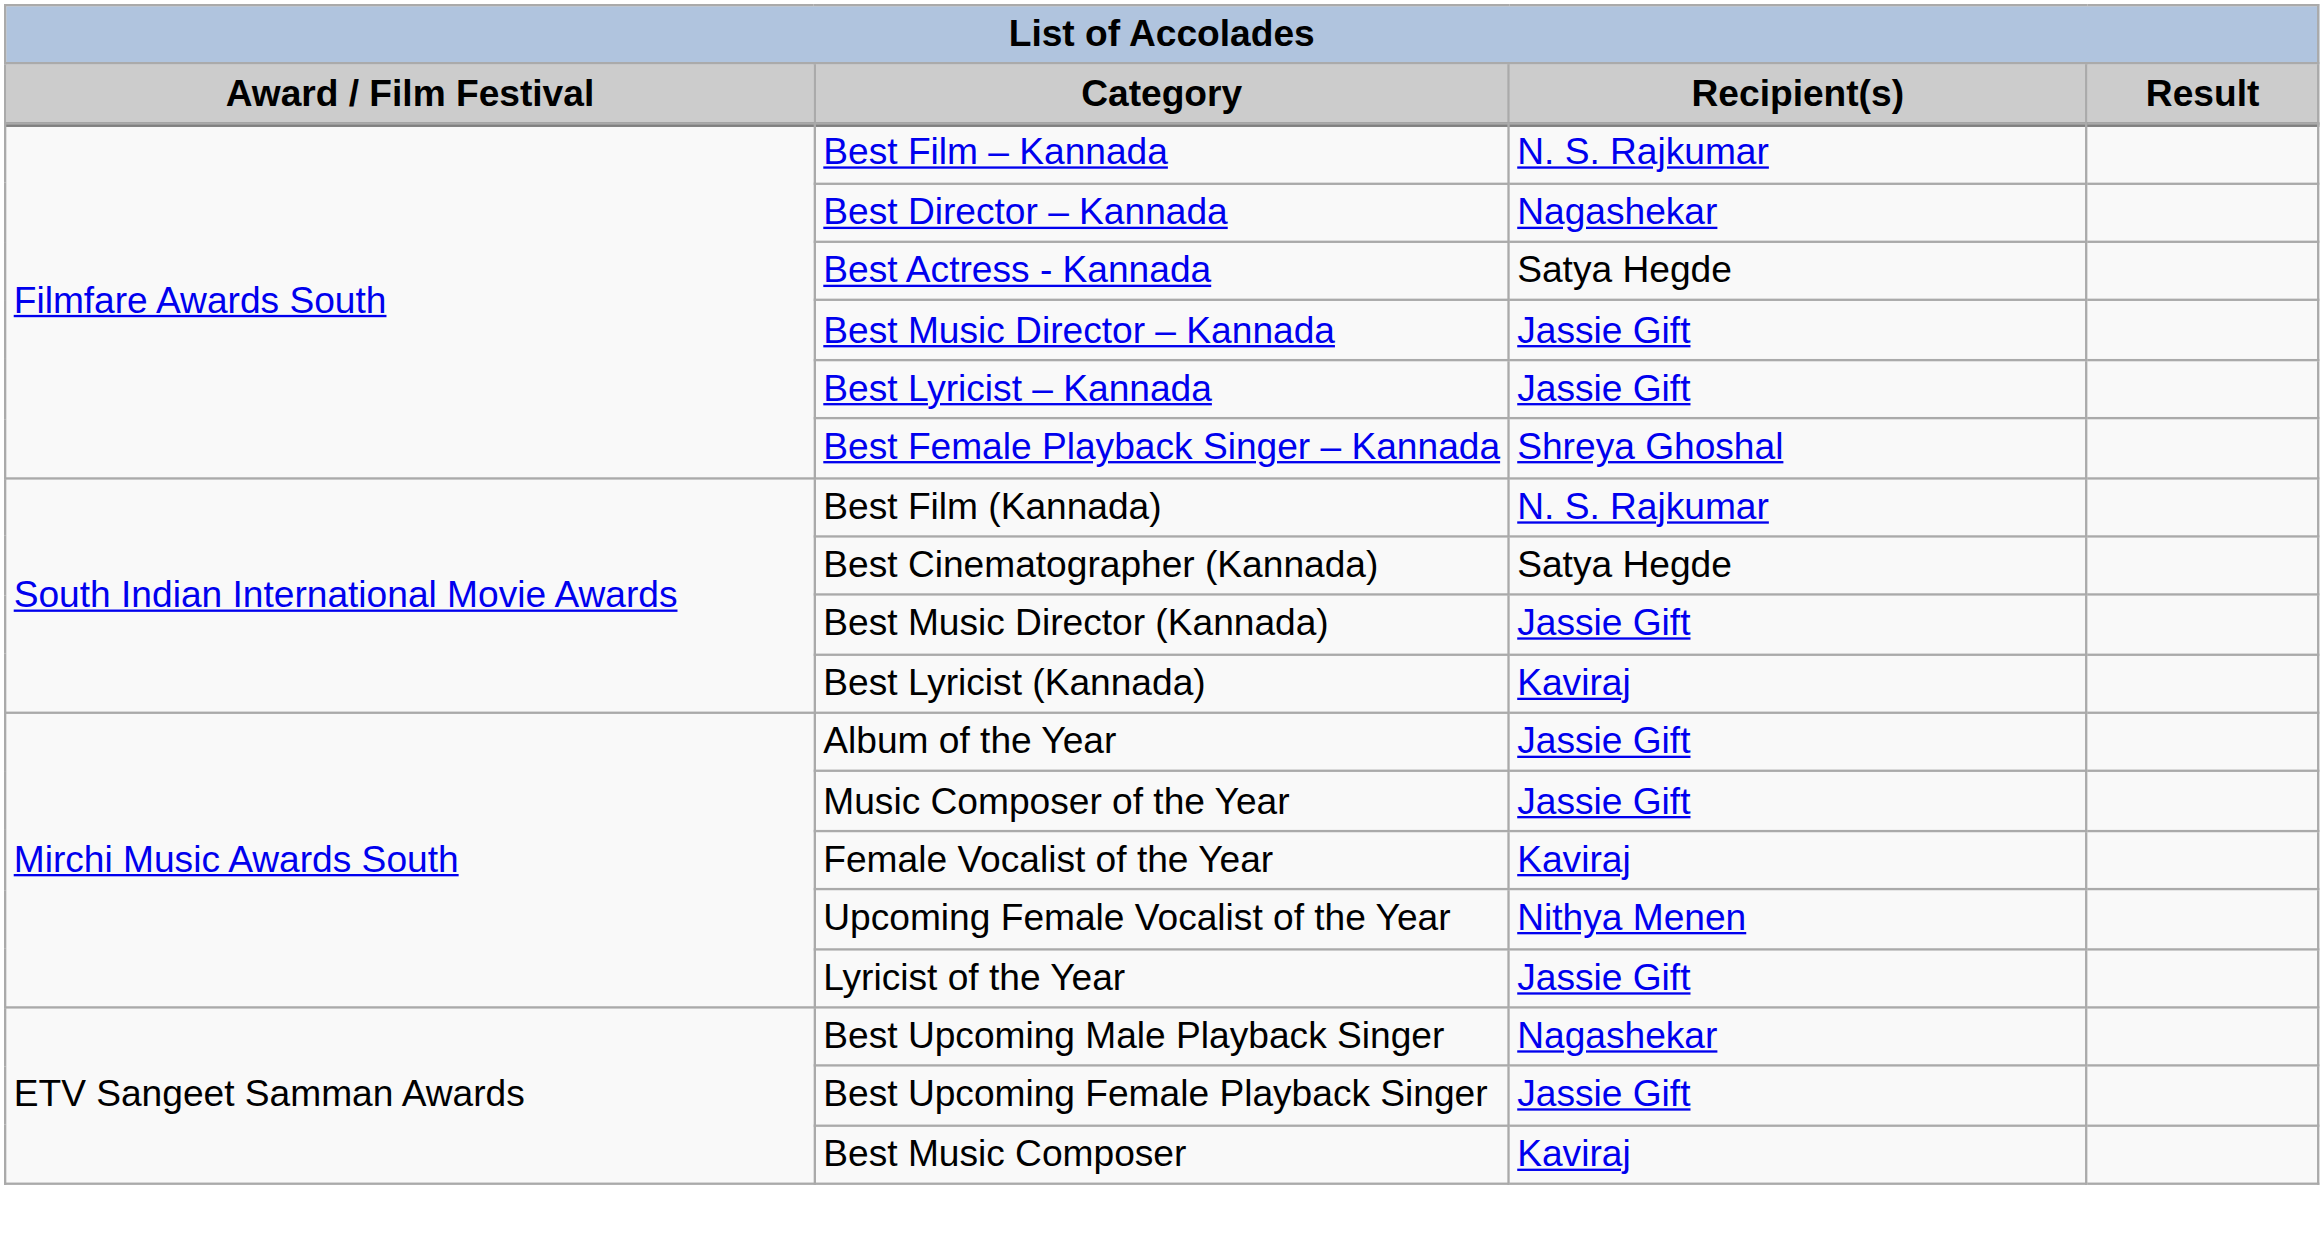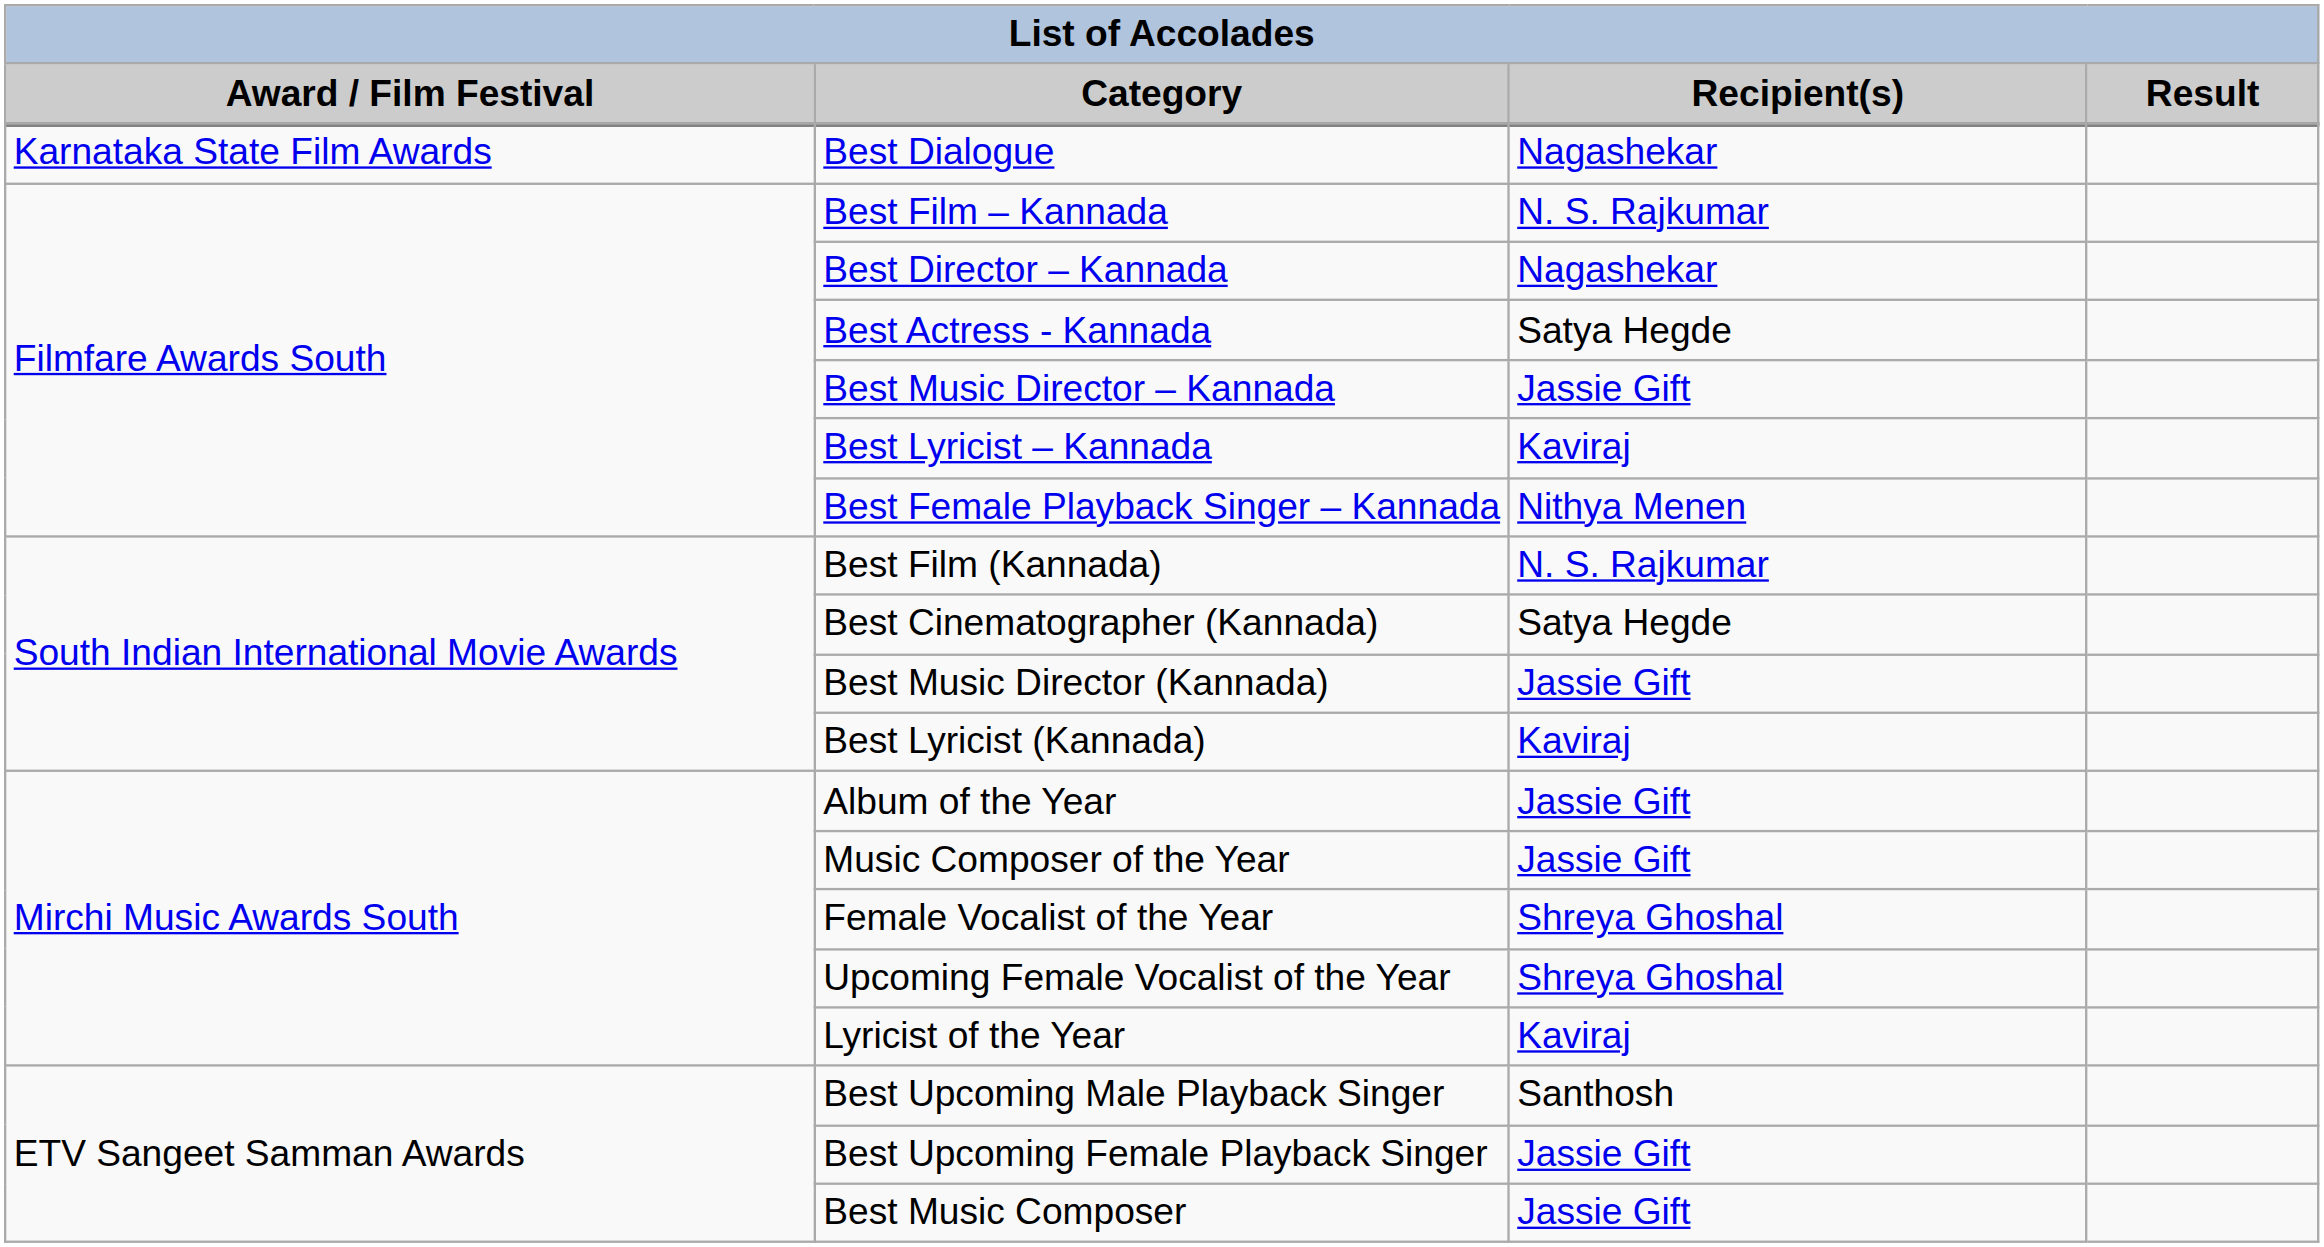+ row: (939, 152)
(1604, 388) Jassie Gift -> (1574, 447) Kaviraj
(1650, 447) Shreya Ghoshal -> (1632, 506) Nithya Menen
(1574, 859) Kaviraj -> (1650, 918) Shreya Ghoshal
(1632, 918) Nithya Menen -> (1650, 977) Shreya Ghoshal
(1604, 977) Jassie Gift -> (1574, 1035) Kaviraj
(1617, 1035) Nagashekar -> (1596, 1094) Santhosh
(1574, 1153) Kaviraj -> (1604, 1212) Jassie Gift
